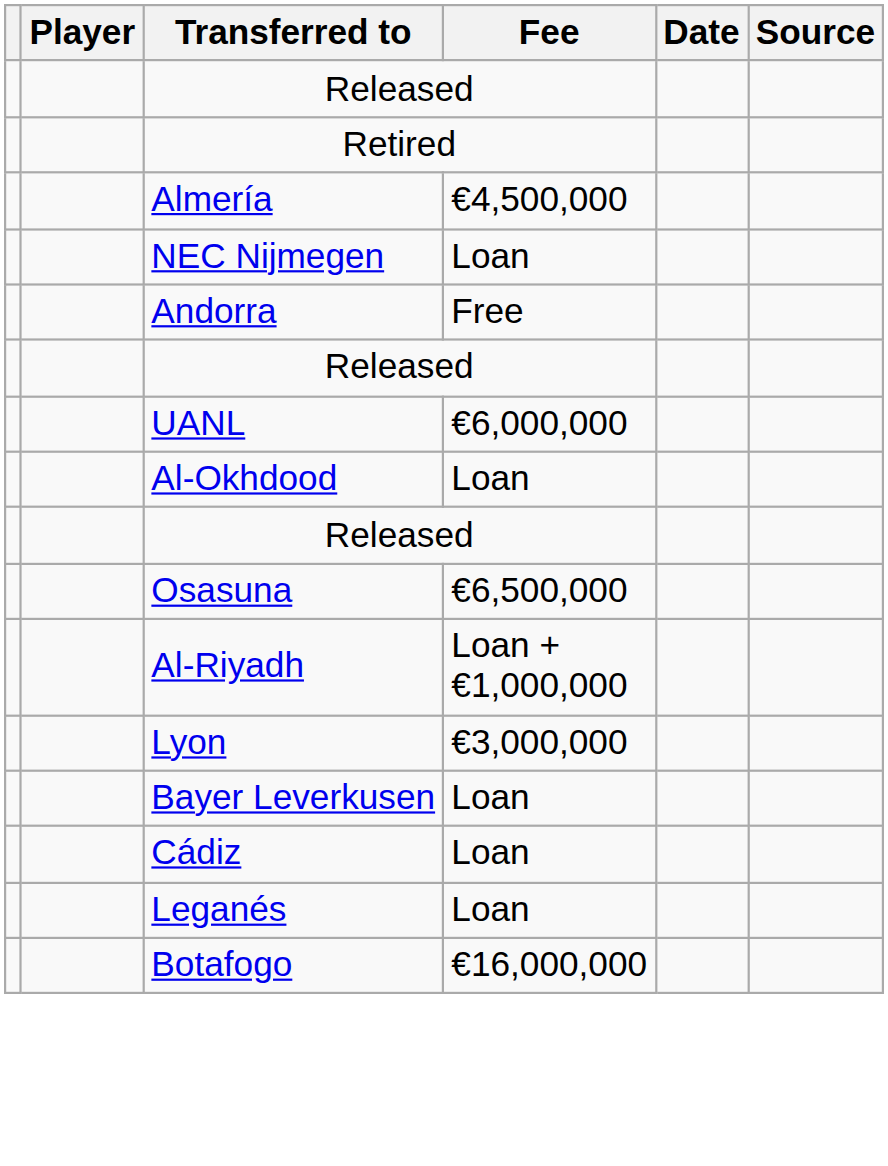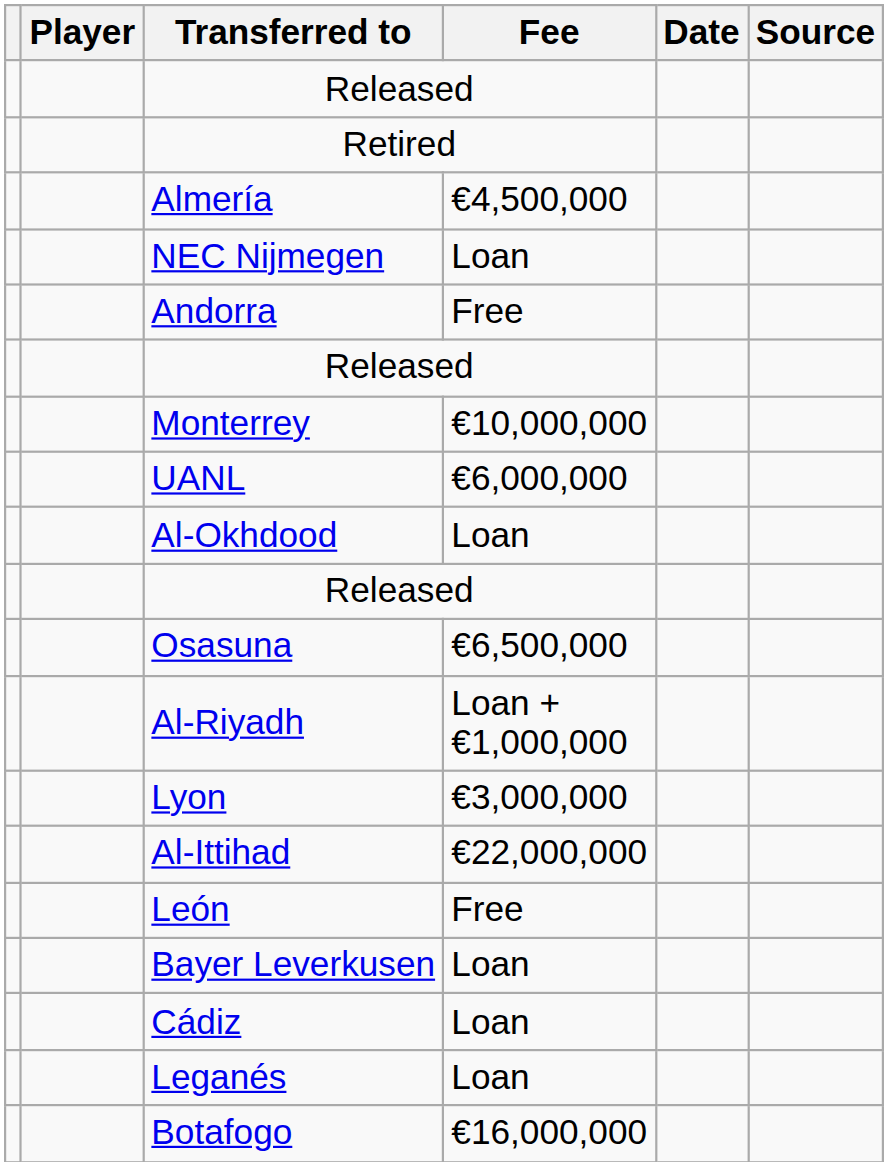+ row: (231, 423)
+ row: (221, 853)
+ row: (191, 909)
